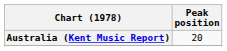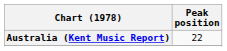(197, 38) 20 -> (197, 38) 22
